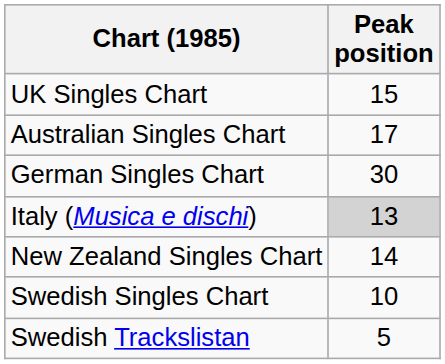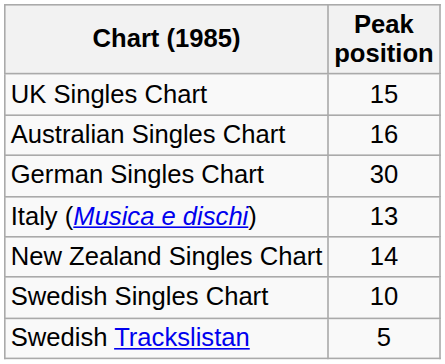(384, 134) 17 -> (384, 134) 16
(384, 216) lightgrey background -> (384, 216) no background
